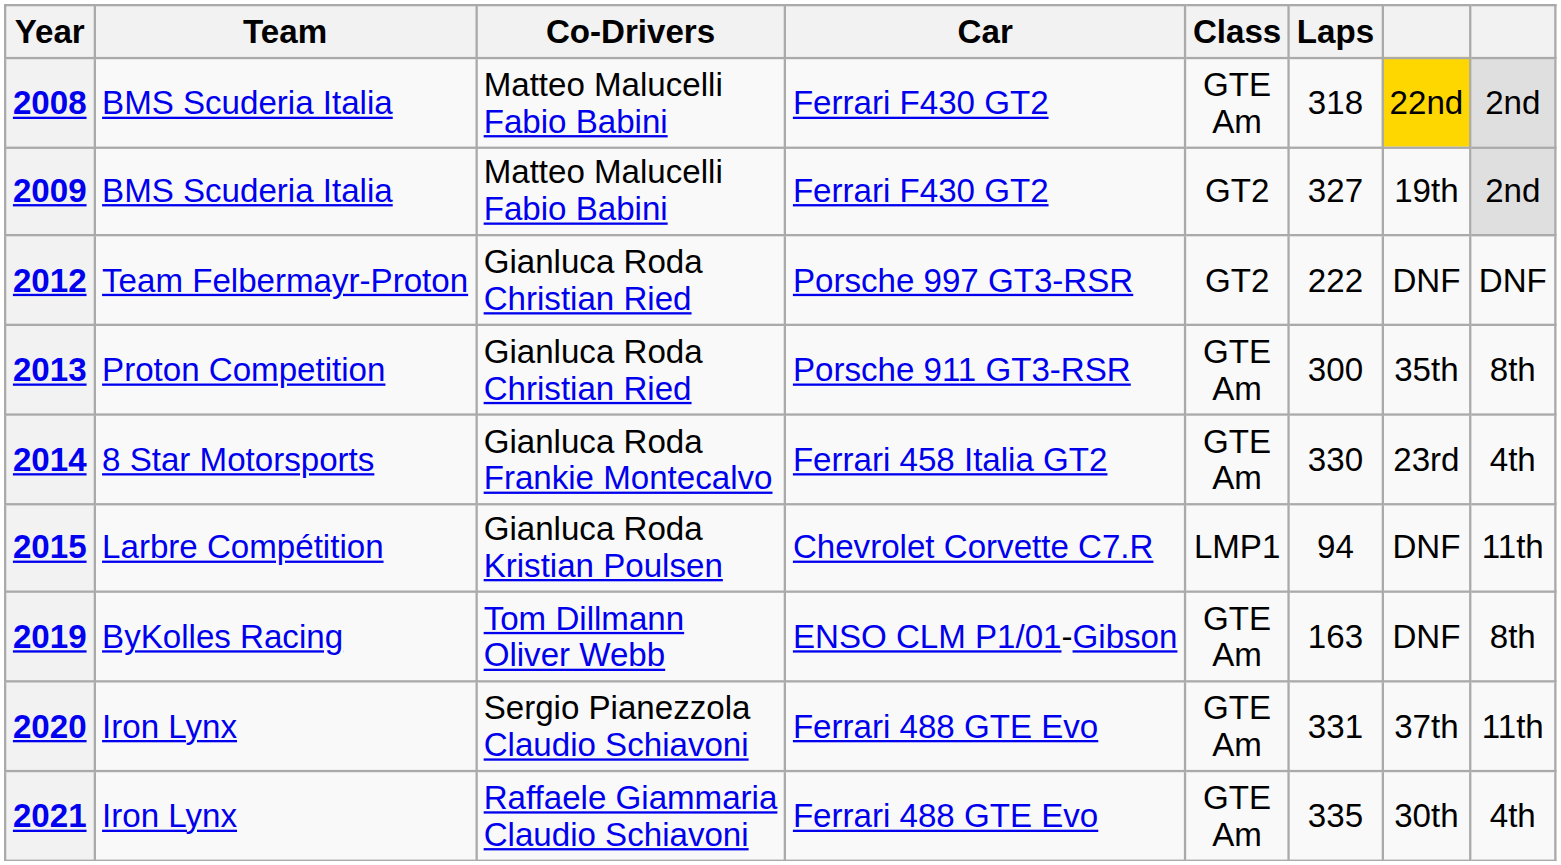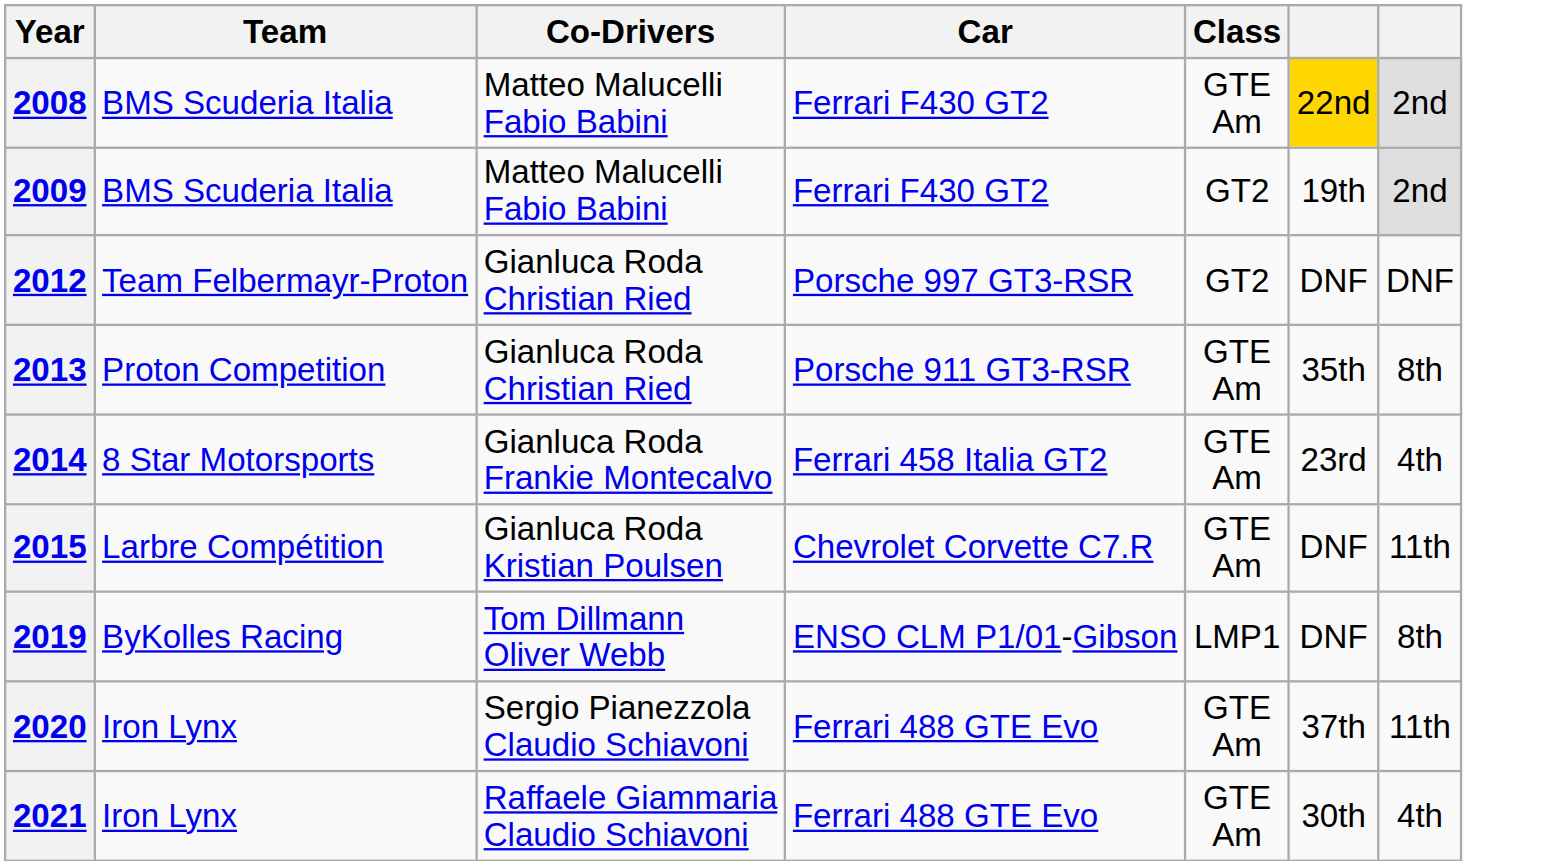- column: (1335, 32)
(1237, 548) LMP1 -> (1237, 548) GTE Am
(1237, 637) GTE Am -> (1237, 637) LMP1
